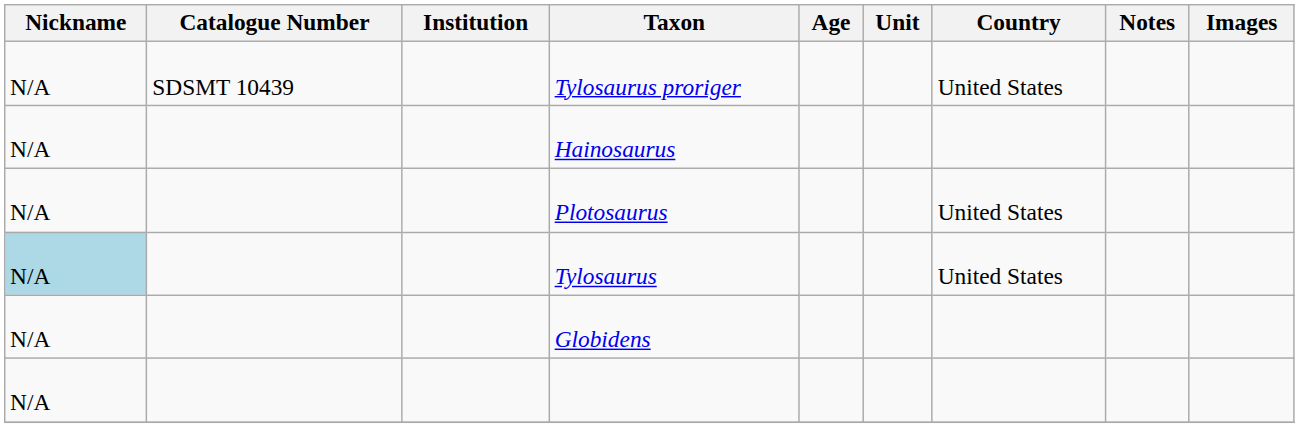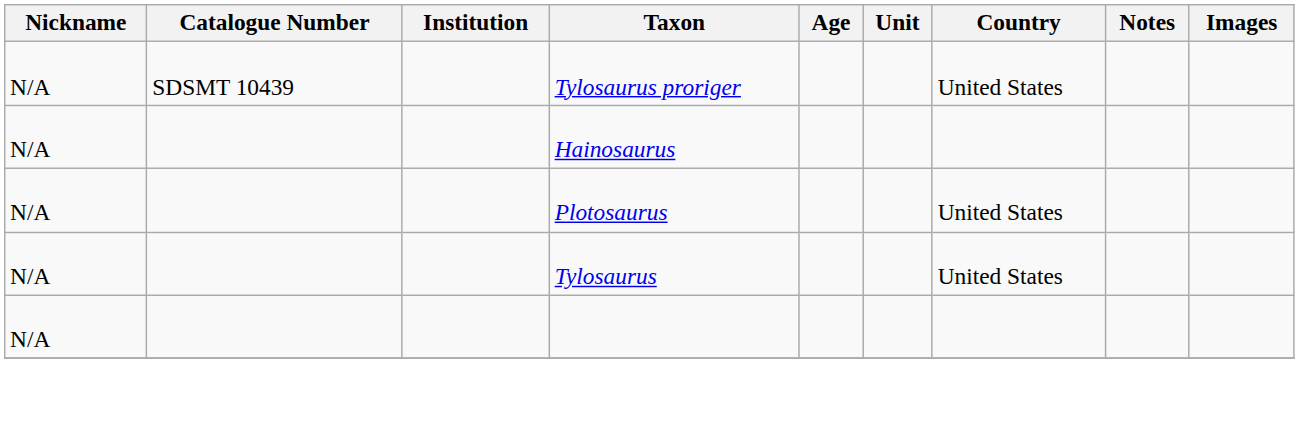(30, 276) lightblue background -> (30, 276) no background
- row: (274, 327)
